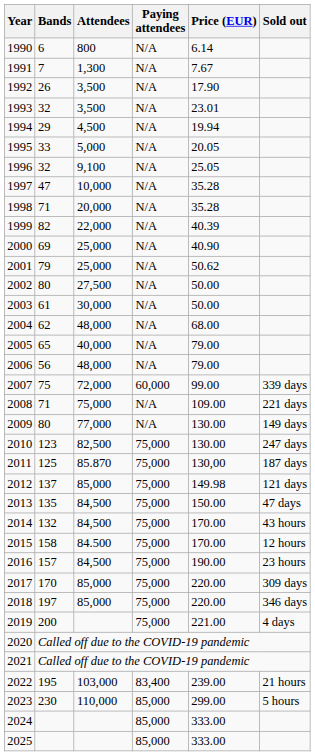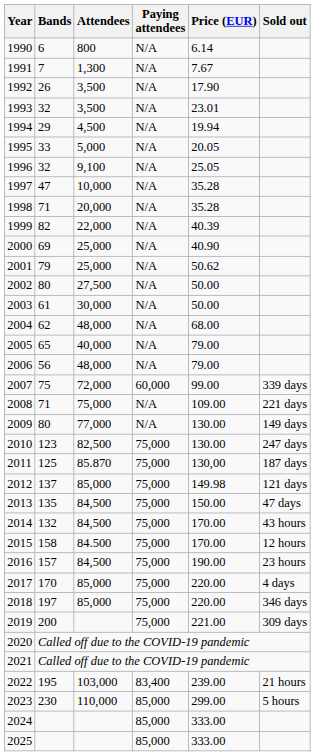(285, 582) 309 days -> (279, 582) 4 days
(279, 622) 4 days -> (285, 622) 309 days
